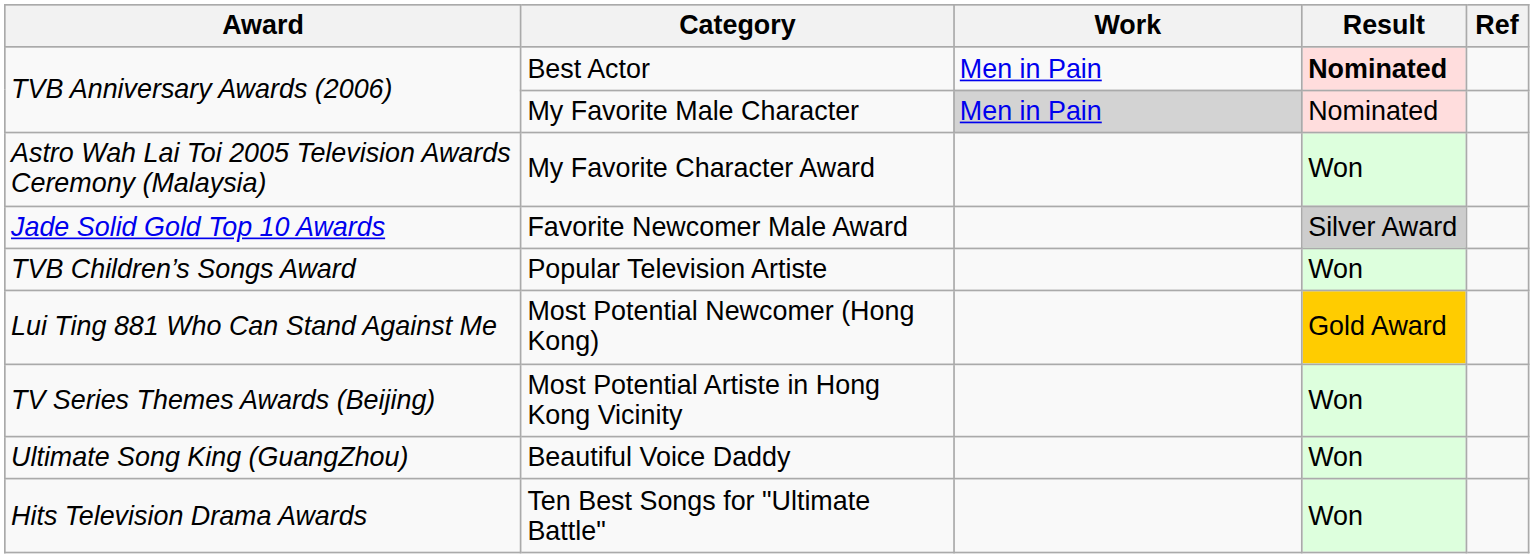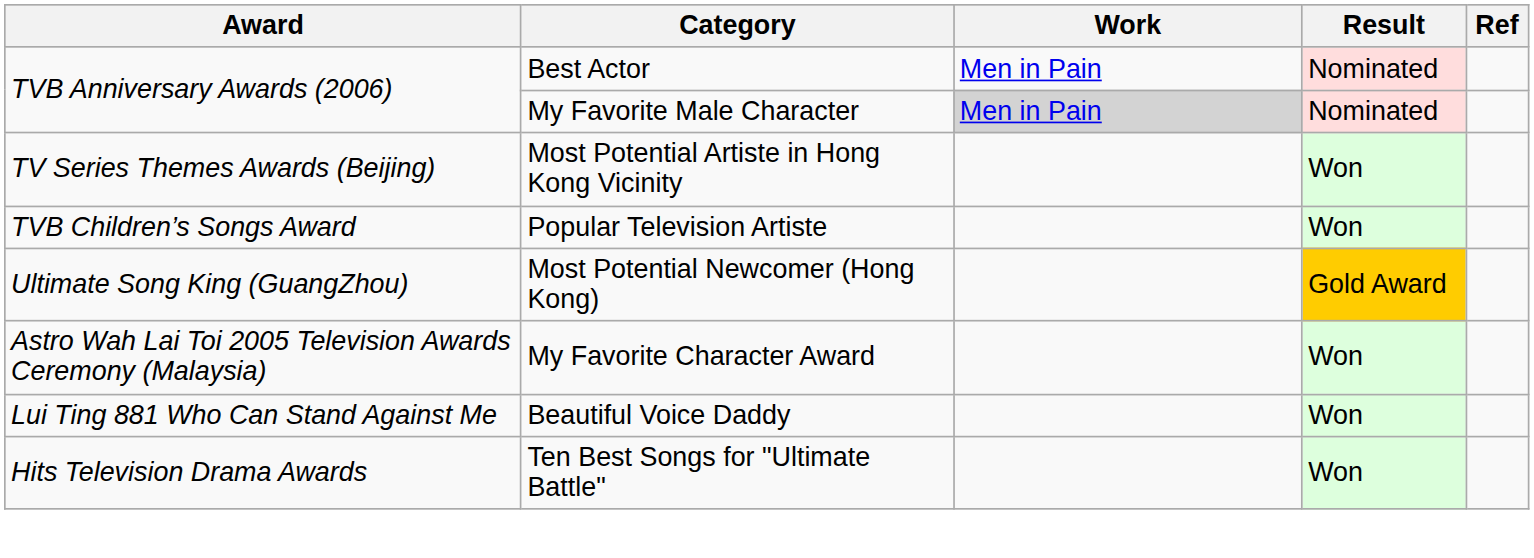(1384, 69) bold -> (1384, 69) normal
rows swapped: (701, 168) <-> (704, 399)
- row: (718, 226)
(254, 326) Lui Ting 881 Who Can Stand Against Me -> (210, 284) Ultimate Song King (GuangZhou)
(210, 457) Ultimate Song King (GuangZhou) -> (254, 414) Lui Ting 881 Who Can Stand Against Me
